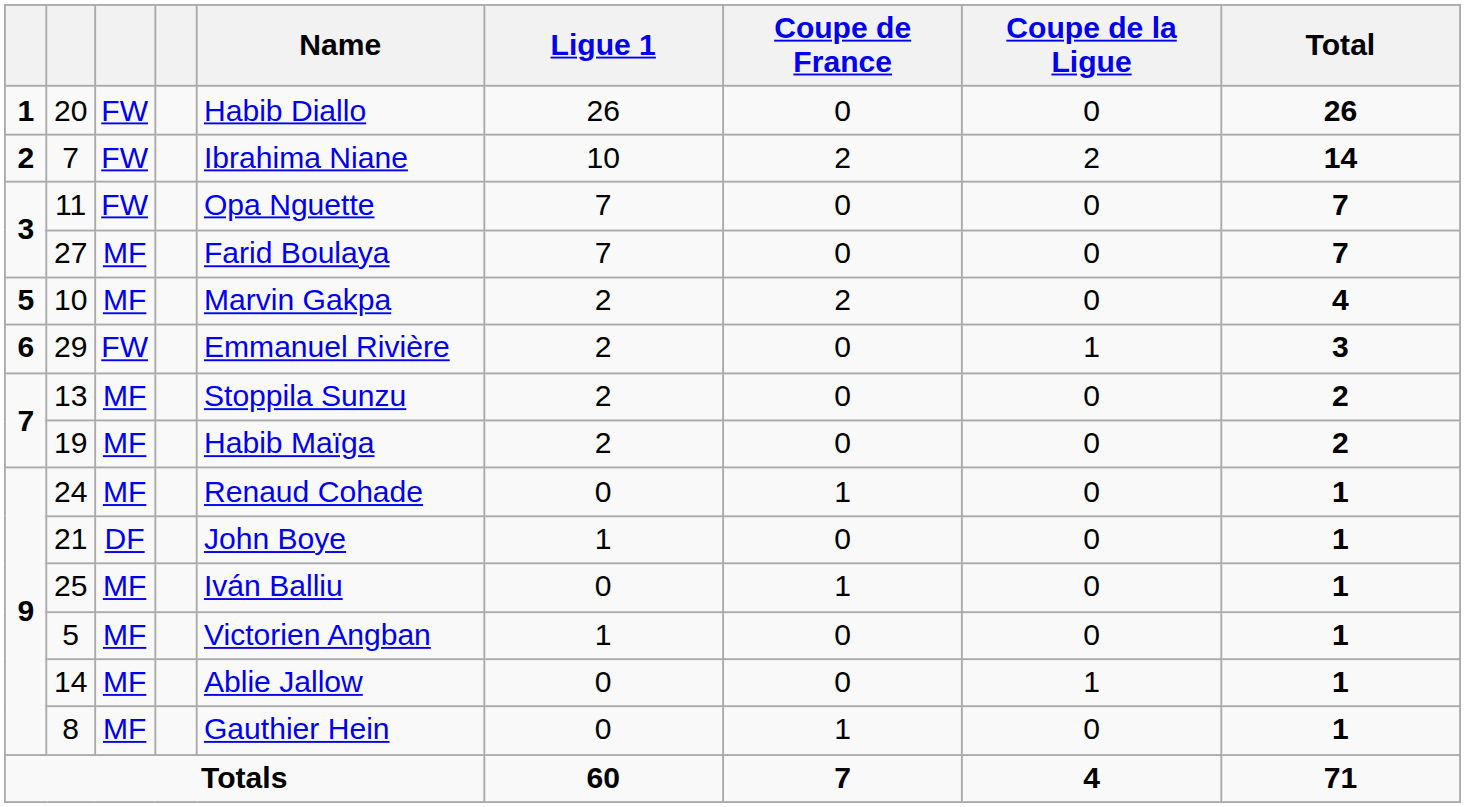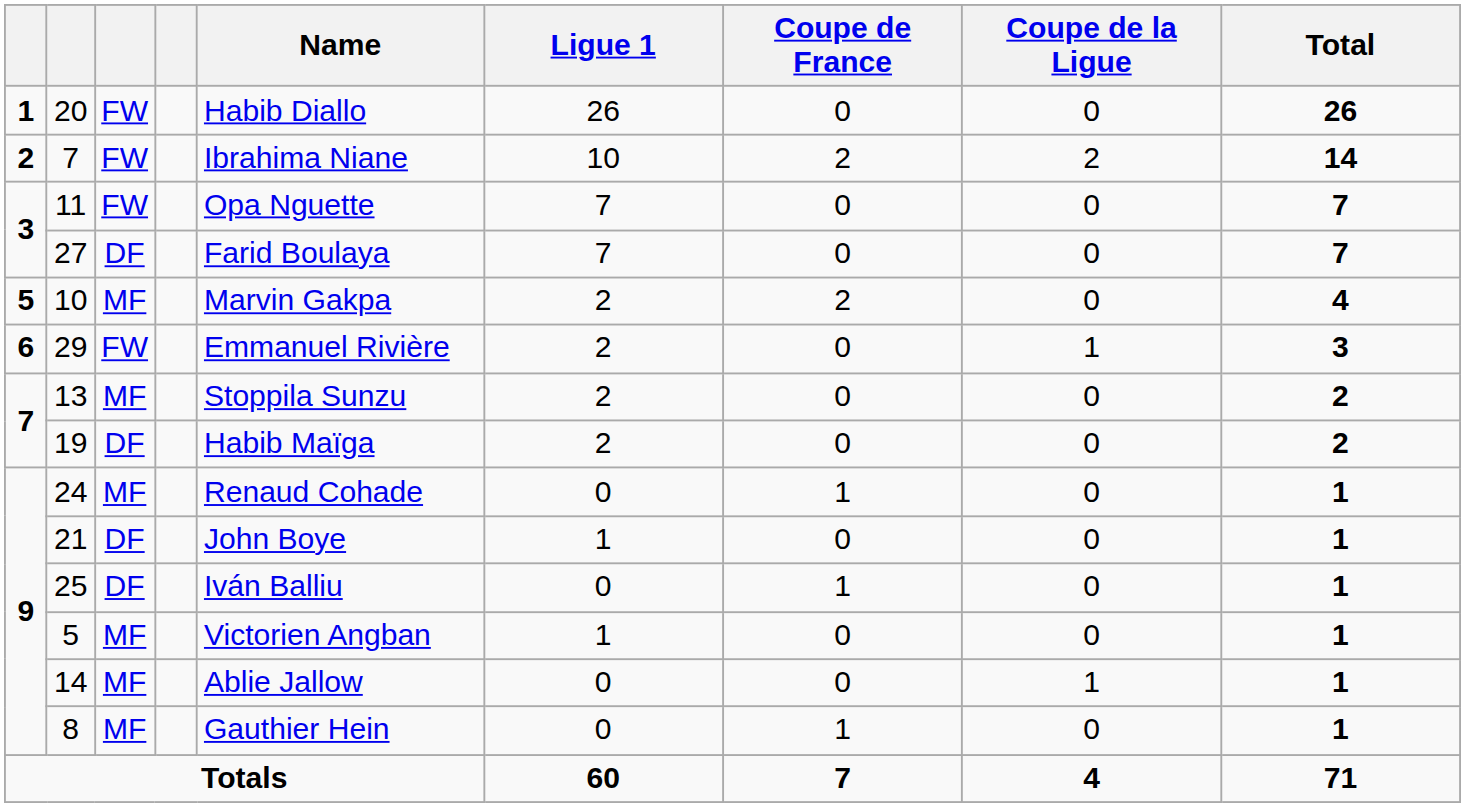(125, 253) MF -> (125, 253) DF
(125, 443) MF -> (125, 443) DF
(125, 586) MF -> (125, 586) DF
